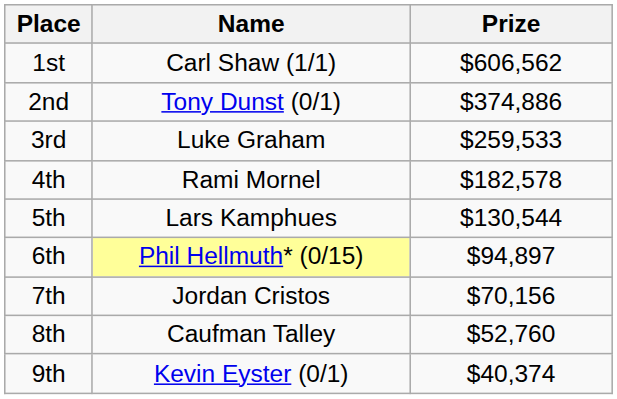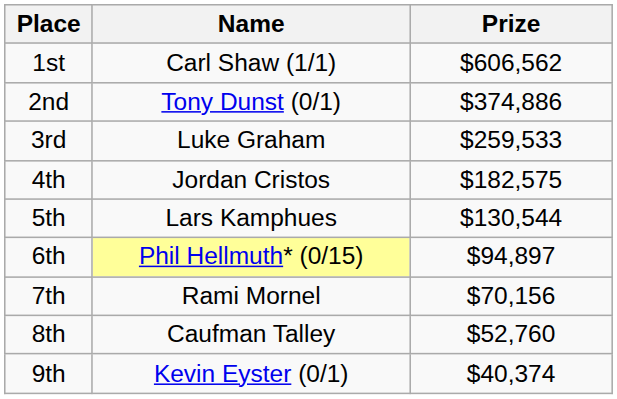(251, 179) Rami Mornel -> (251, 179) Jordan Cristos
(511, 179) $182,578 -> (511, 179) $182,575
(251, 295) Jordan Cristos -> (251, 295) Rami Mornel
